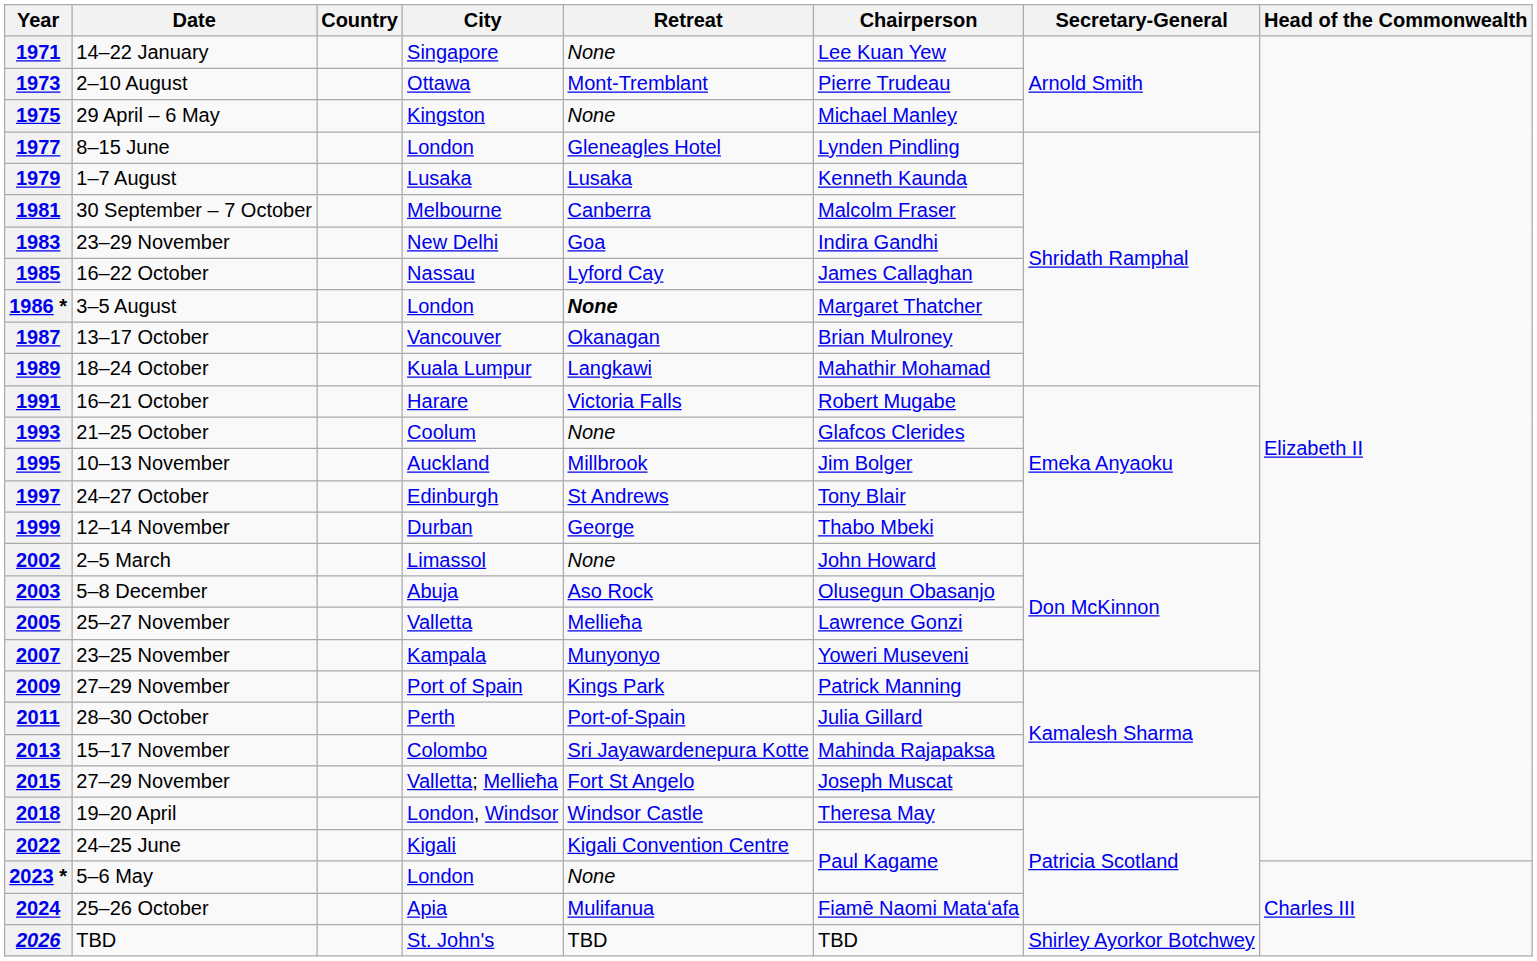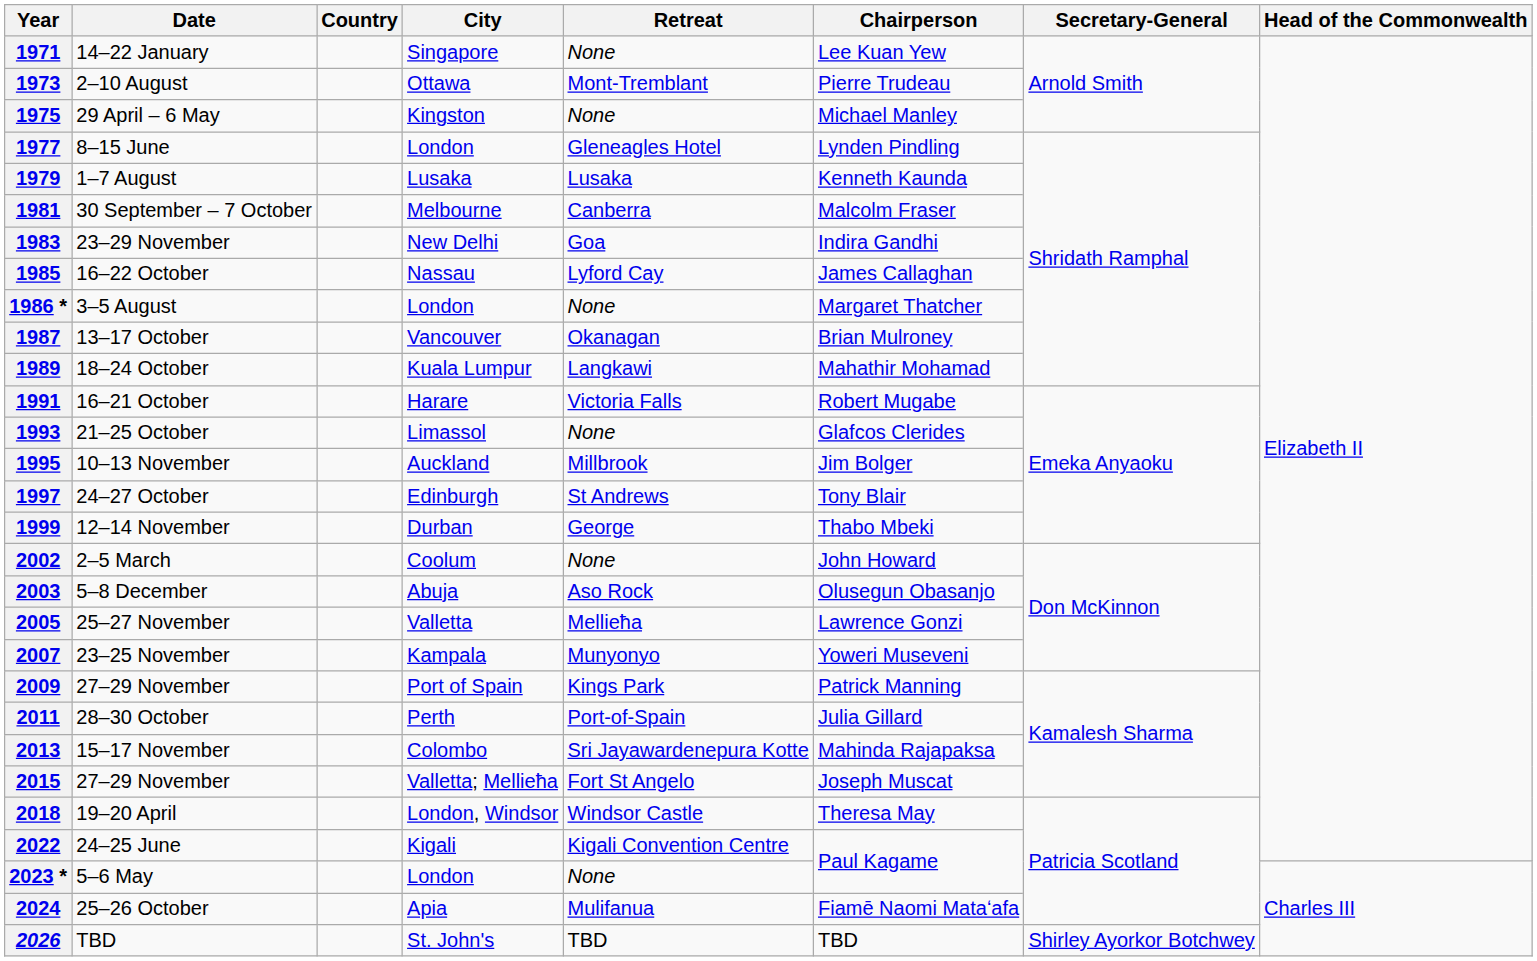(593, 305) bold -> (591, 305) normal
(442, 432) Coolum -> (447, 432) Limassol
(447, 559) Limassol -> (442, 559) Coolum
